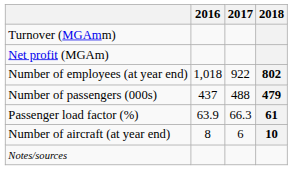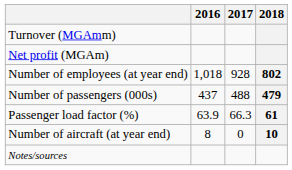(240, 74) 922 -> (240, 74) 928
(240, 134) 6 -> (240, 134) 0
